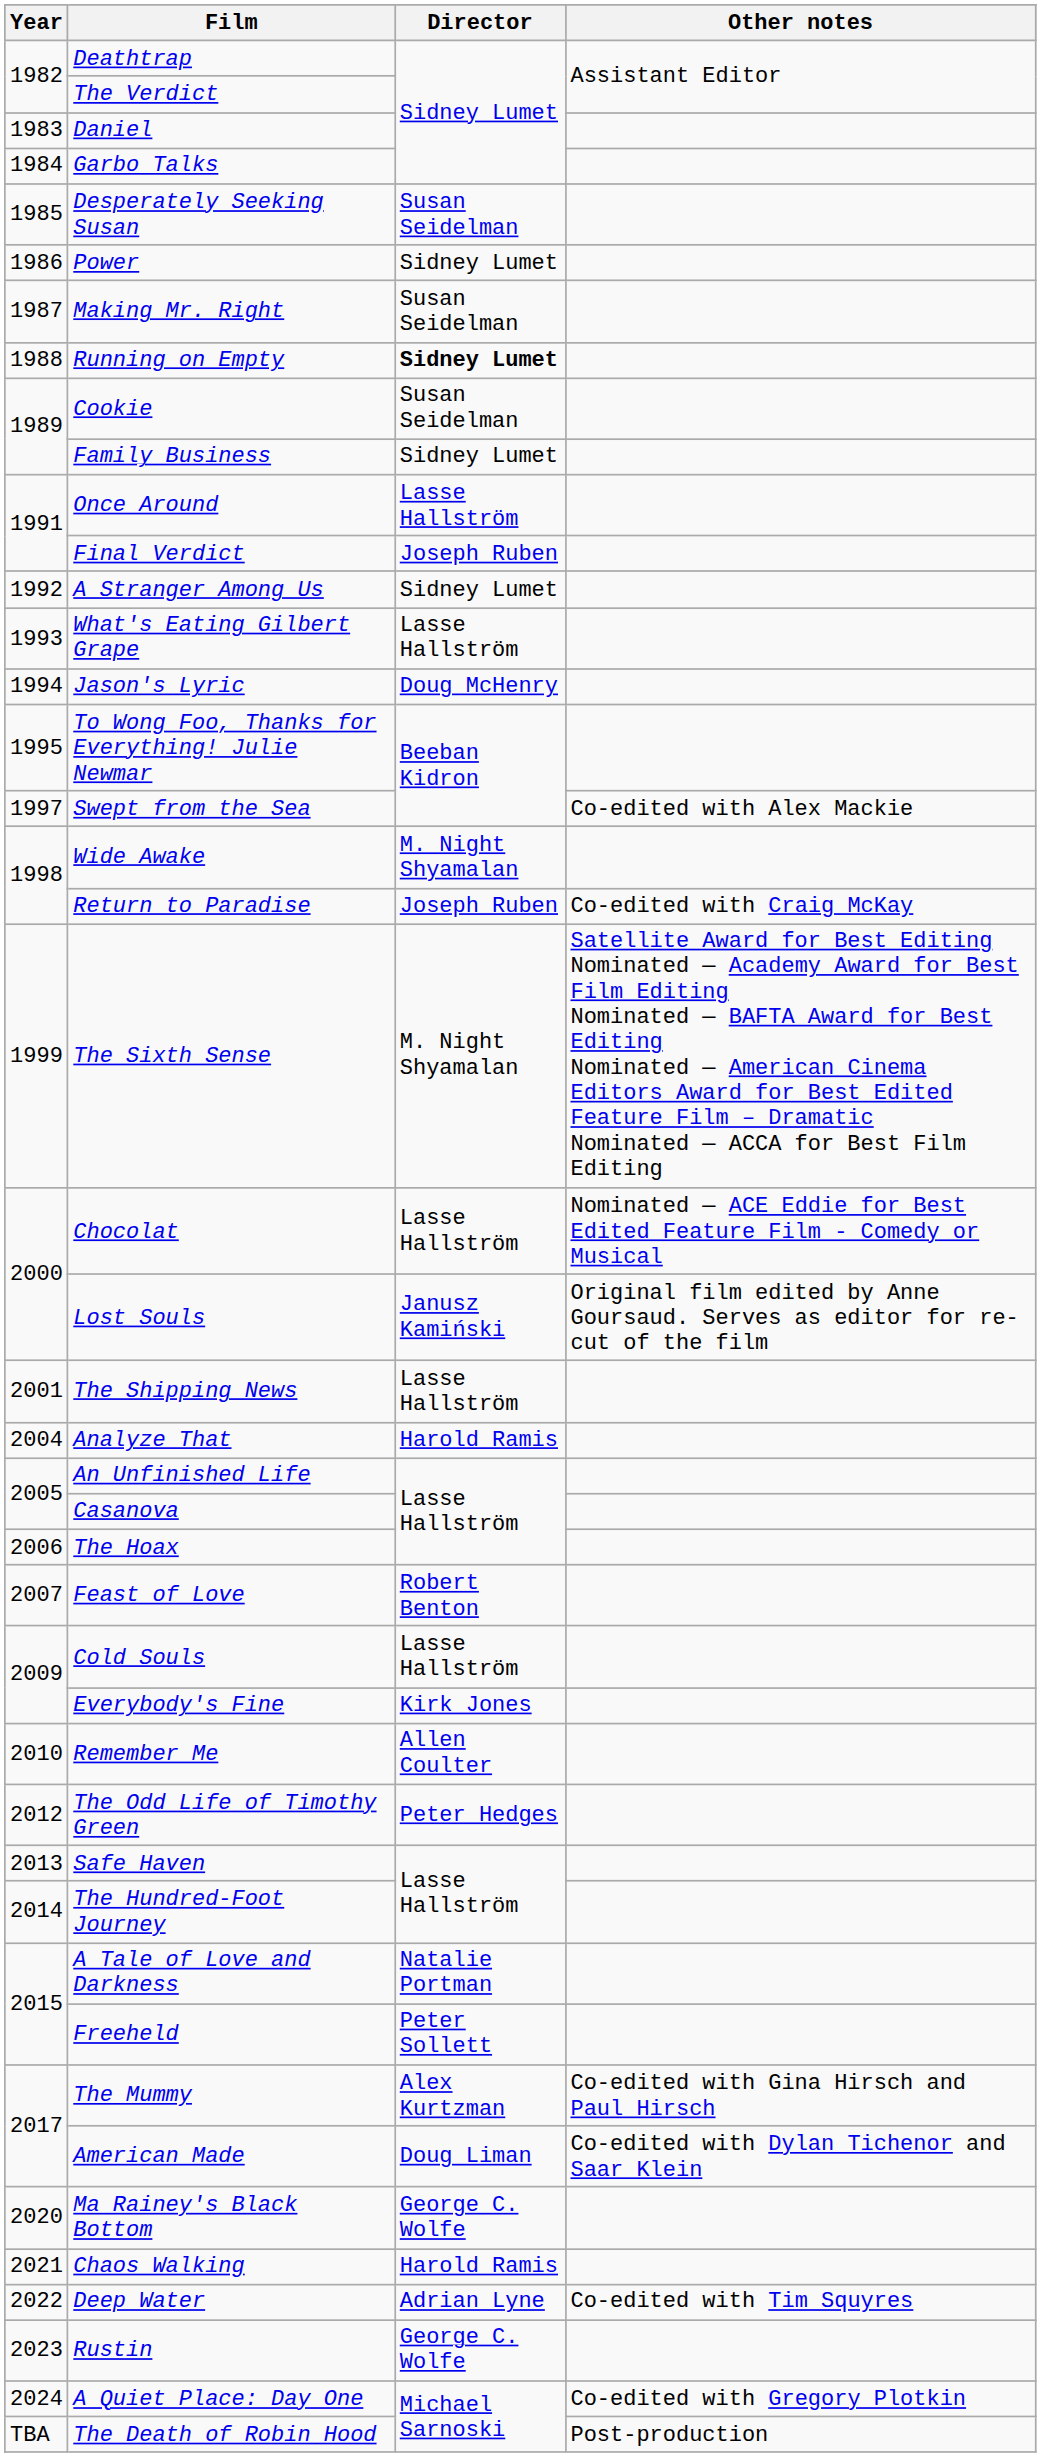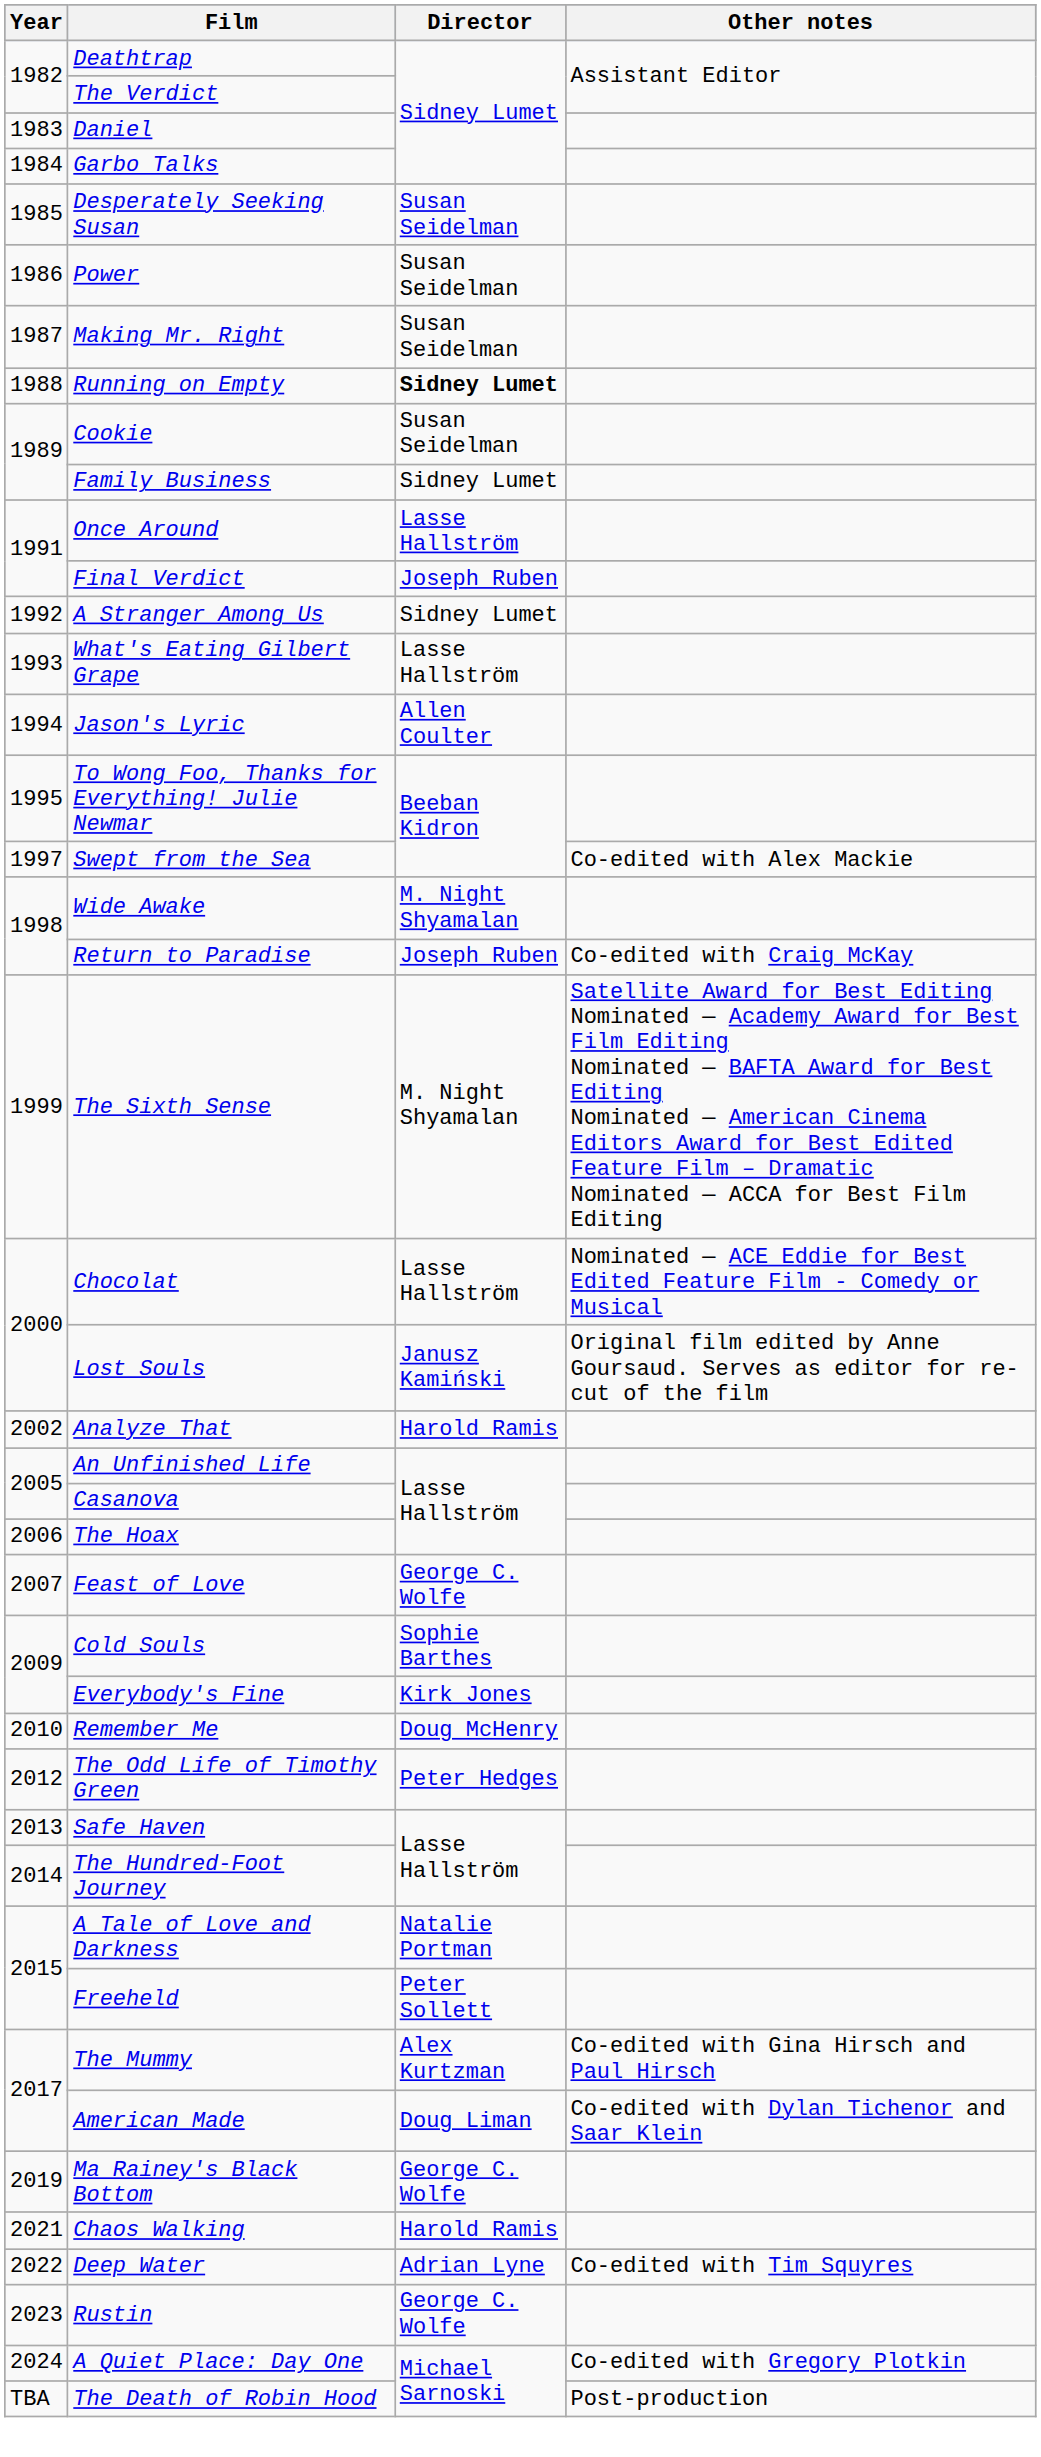(479, 263) Sidney Lumet -> (459, 276) Susan Seidelman
(479, 687) Doug McHenry -> (446, 725) Allen Coulter
- row: (185, 1391)
(36, 1440) 2004 -> (36, 1429) 2002
(439, 1596) Robert Benton -> (459, 1585) George C. Wolfe
(459, 1657) Lasse Hallström -> (446, 1646) Sophie Barthes
(446, 1754) Allen Coulter -> (479, 1731) Doug McHenry
(36, 2218) 2020 -> (36, 2182) 2019
